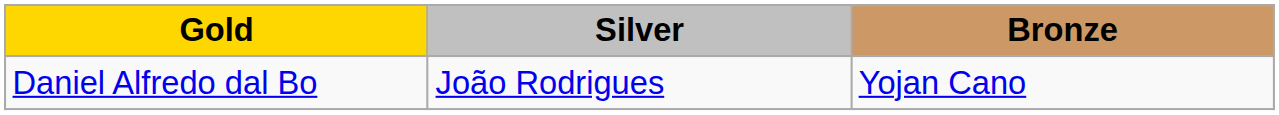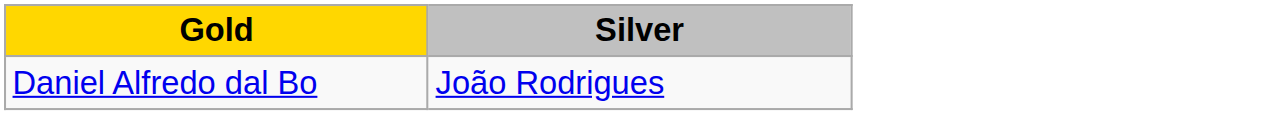- column: (1063, 30)
